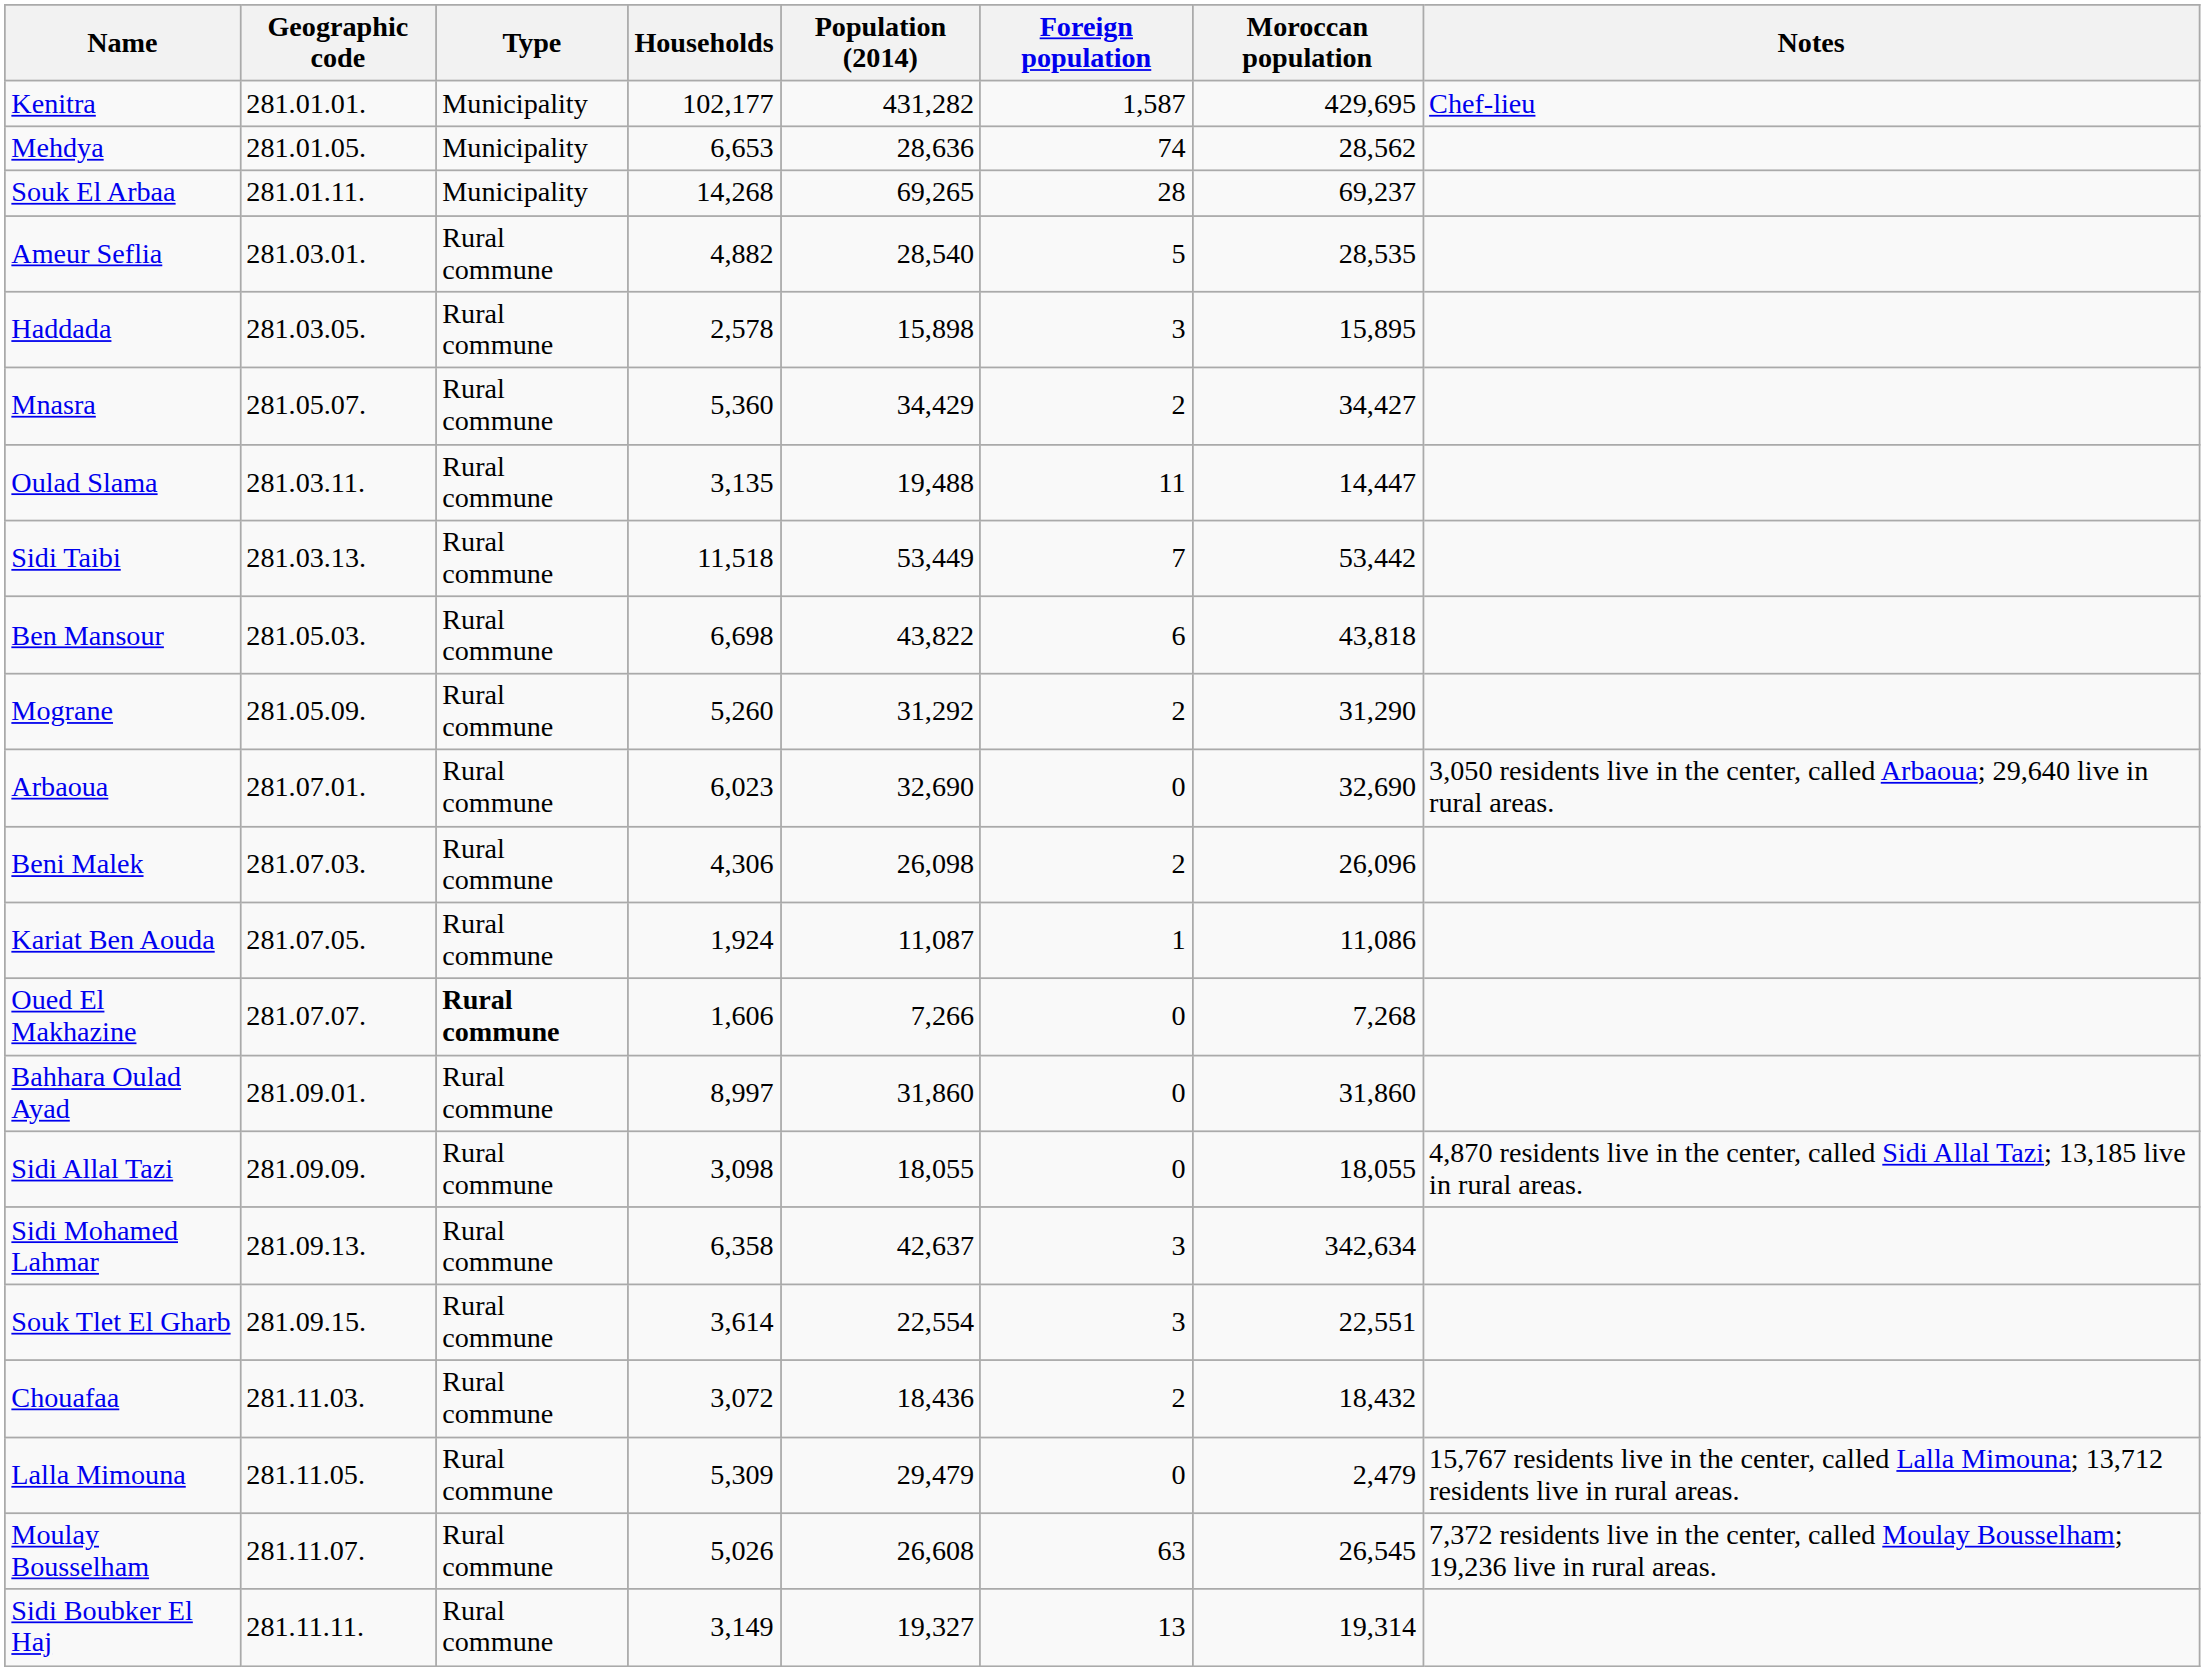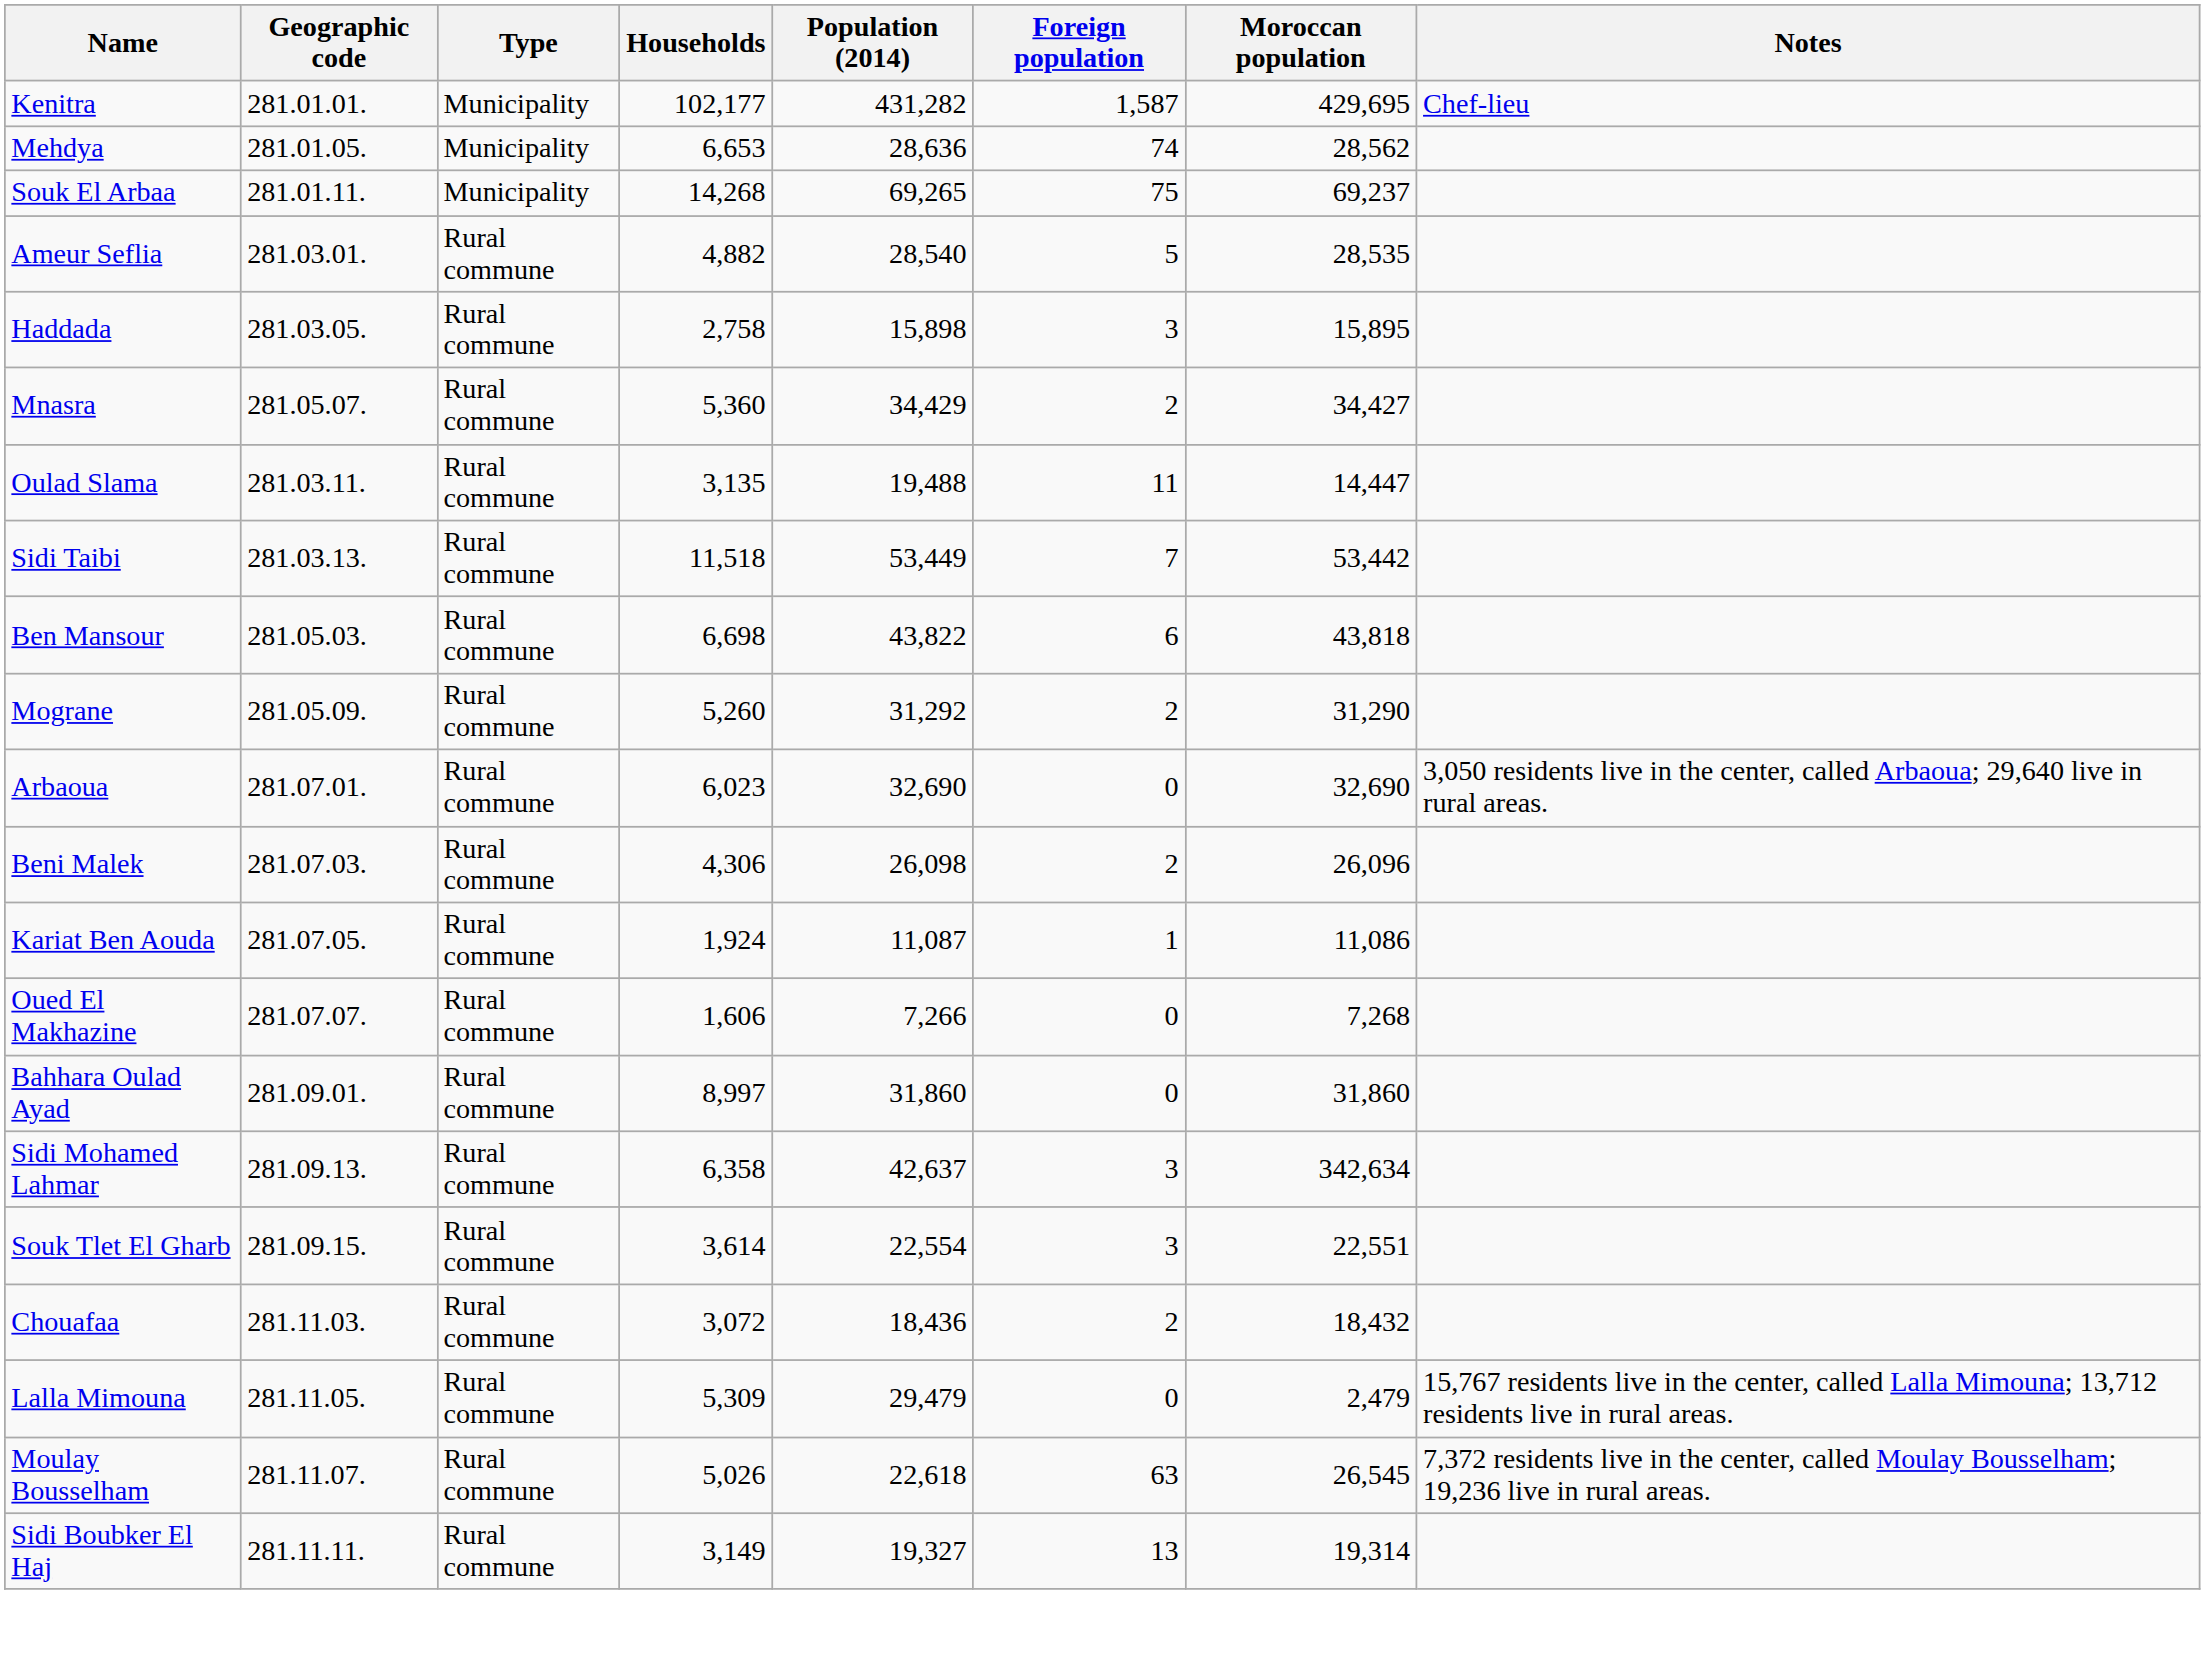(1171, 192) 28 -> (1165, 192) 75
(742, 329) 2,578 -> (734, 329) 2,758
(501, 1016) bold -> (499, 1016) normal
- row: (92, 1169)
(935, 1550) 26,608 -> (928, 1474) 22,618
